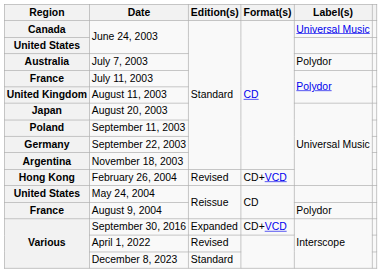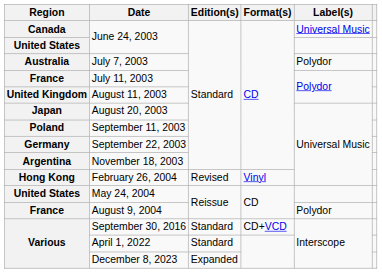(265, 177) CD+VCD -> (255, 177) Vinyl
(214, 227) Expanded -> (212, 227) Standard
(210, 243) Revised -> (212, 243) Standard
(212, 260) Standard -> (214, 260) Expanded
